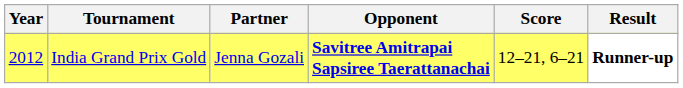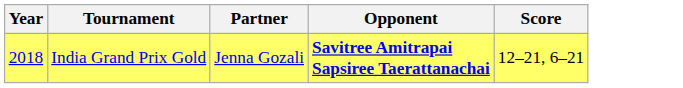- column: (633, 19)
(26, 57) 2012 -> (26, 57) 2018
